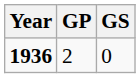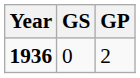columns swapped: (77, 21) <-> (115, 21)
